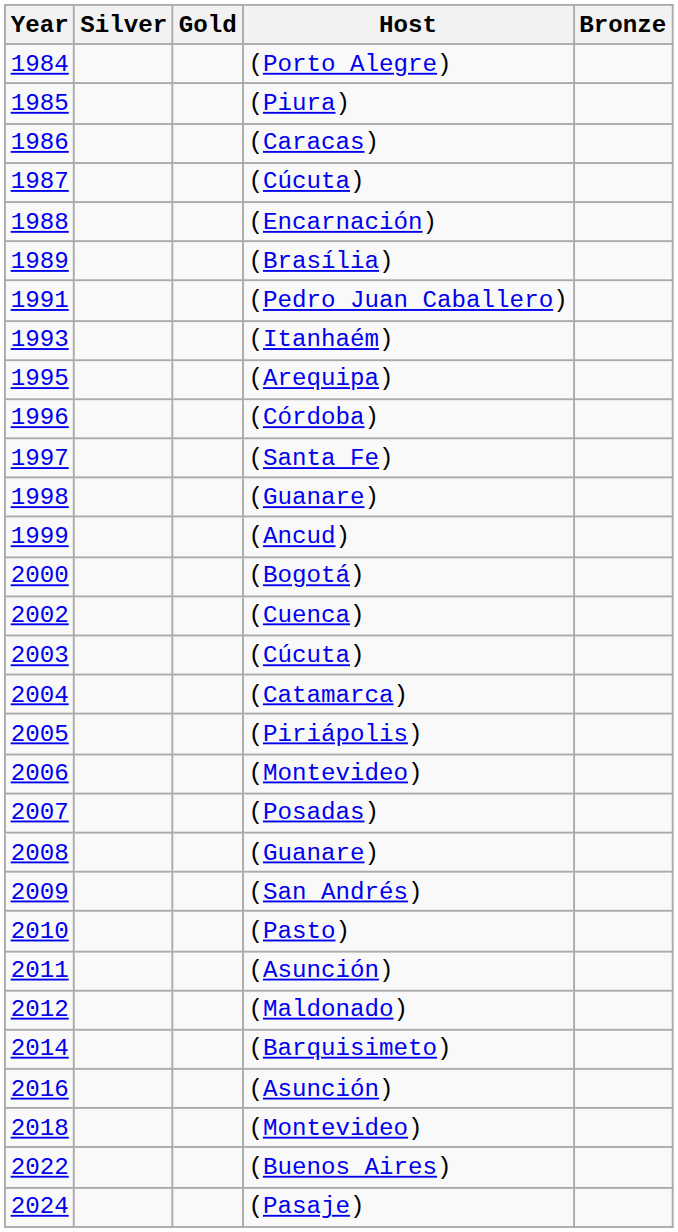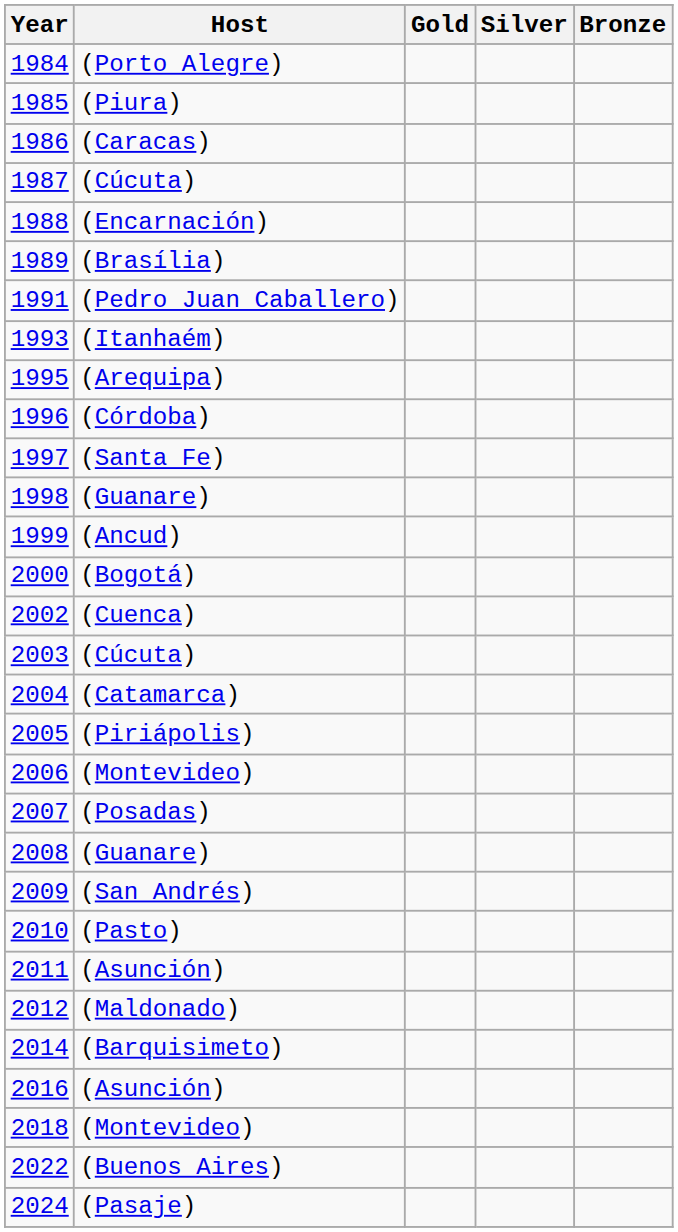columns swapped: (408, 25) <-> (124, 25)
